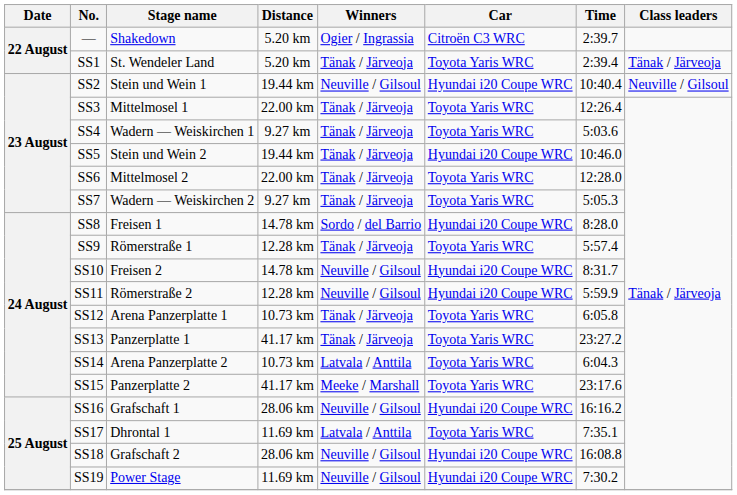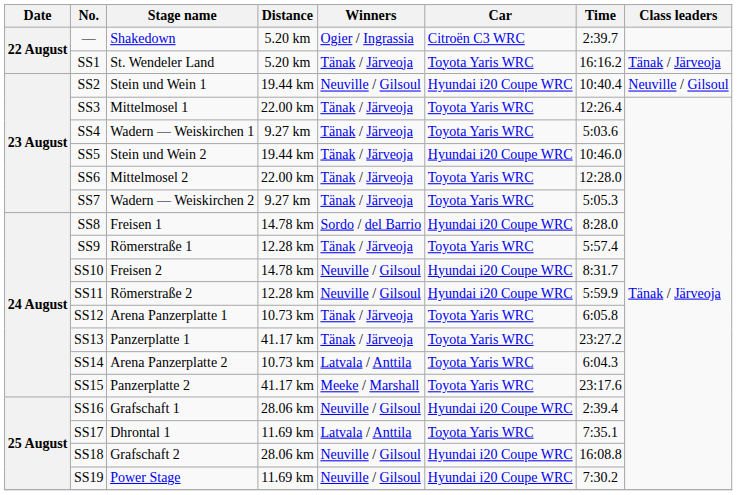(600, 61) 2:39.4 -> (600, 61) 16:16.2
(600, 408) 16:16.2 -> (600, 408) 2:39.4
